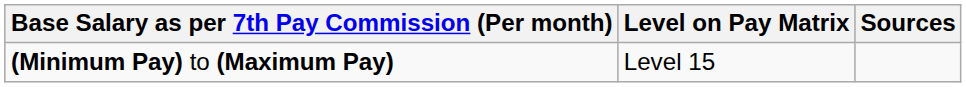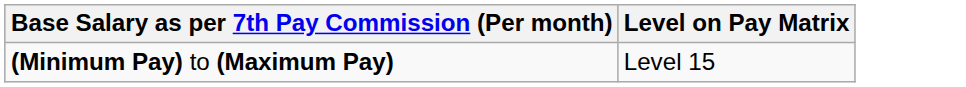- column: (908, 24)
